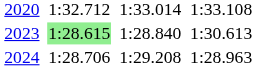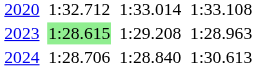(150, 33) 1:28.840 -> (150, 33) 1:29.208
(221, 33) 1:30.613 -> (221, 33) 1:28.963
(150, 57) 1:29.208 -> (150, 57) 1:28.840
(221, 57) 1:28.963 -> (221, 57) 1:30.613
